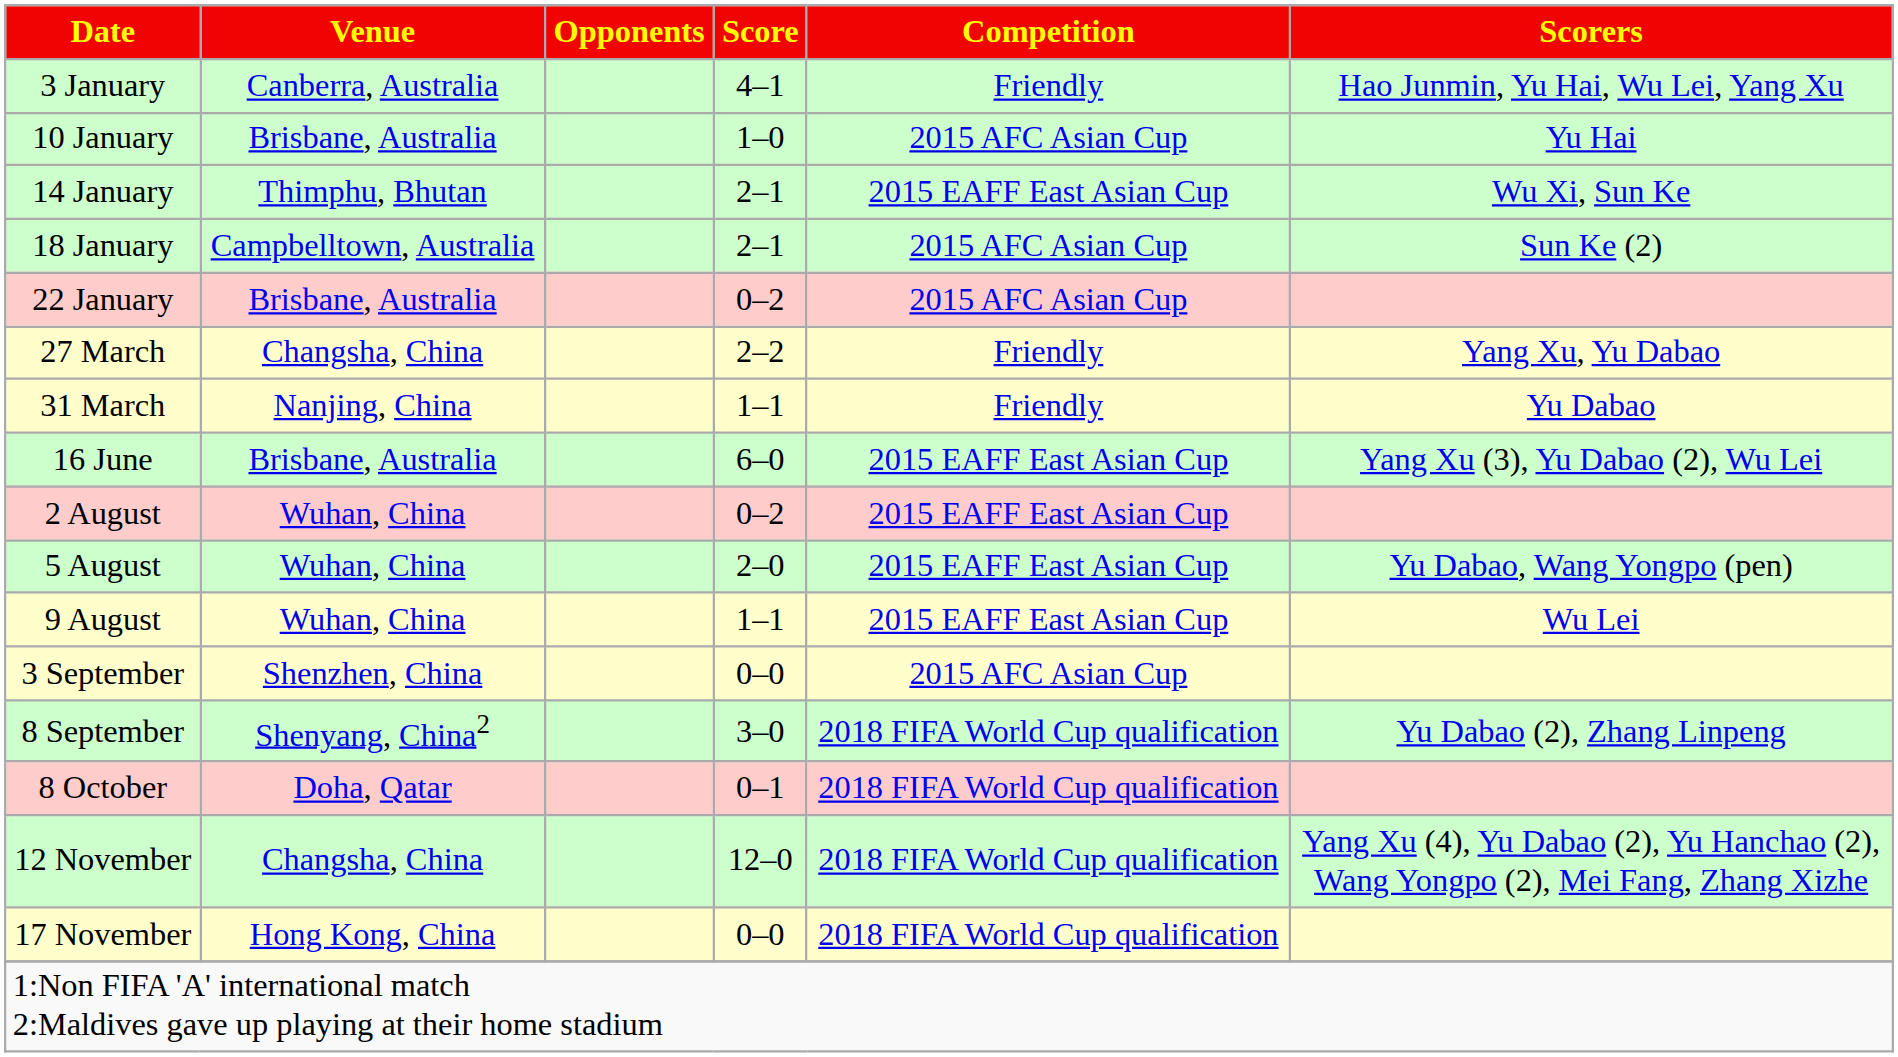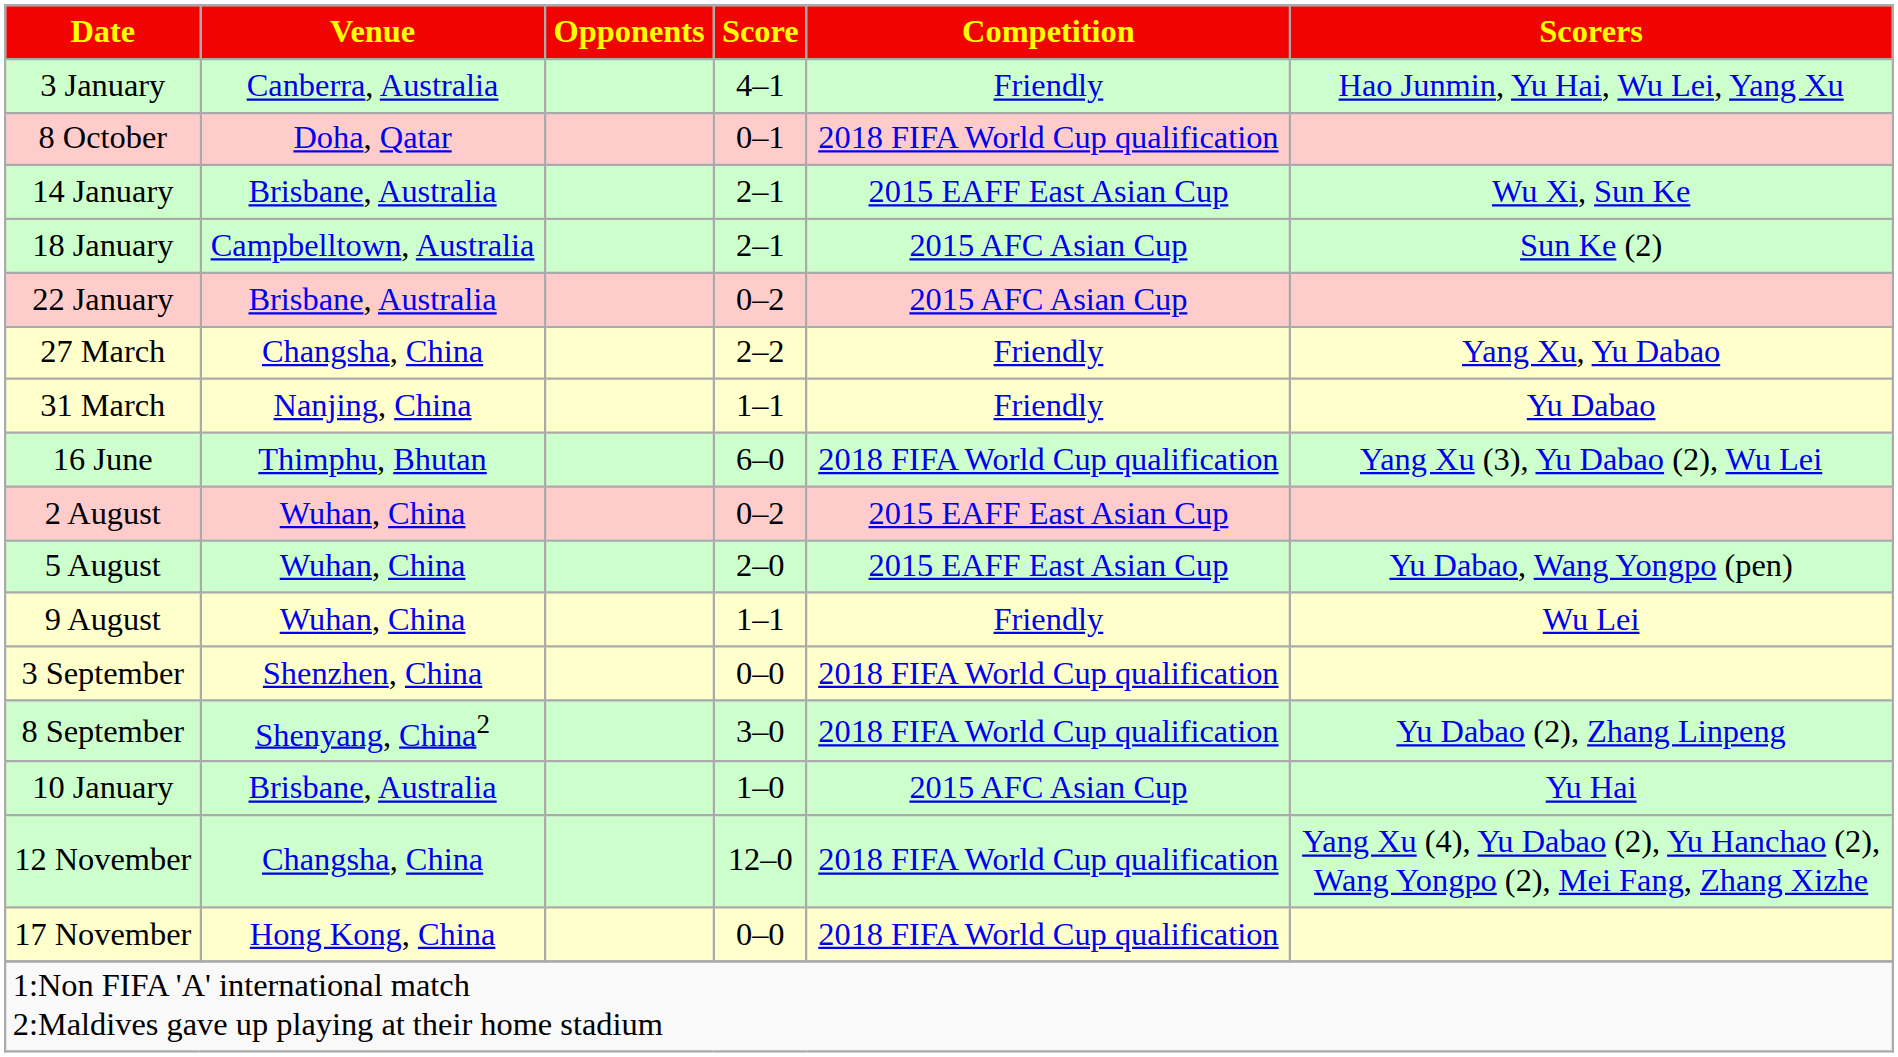rows swapped: (103, 138) <-> (103, 788)
(373, 191) Thimphu, Bhutan -> (373, 191) Brisbane, Australia
(373, 459) Brisbane, Australia -> (373, 459) Thimphu, Bhutan
(1048, 459) 2015 EAFF East Asian Cup -> (1048, 459) 2018 FIFA World Cup qualification
(1048, 619) 2015 EAFF East Asian Cup -> (1048, 619) Friendly
(1048, 672) 2015 AFC Asian Cup -> (1048, 672) 2018 FIFA World Cup qualification
